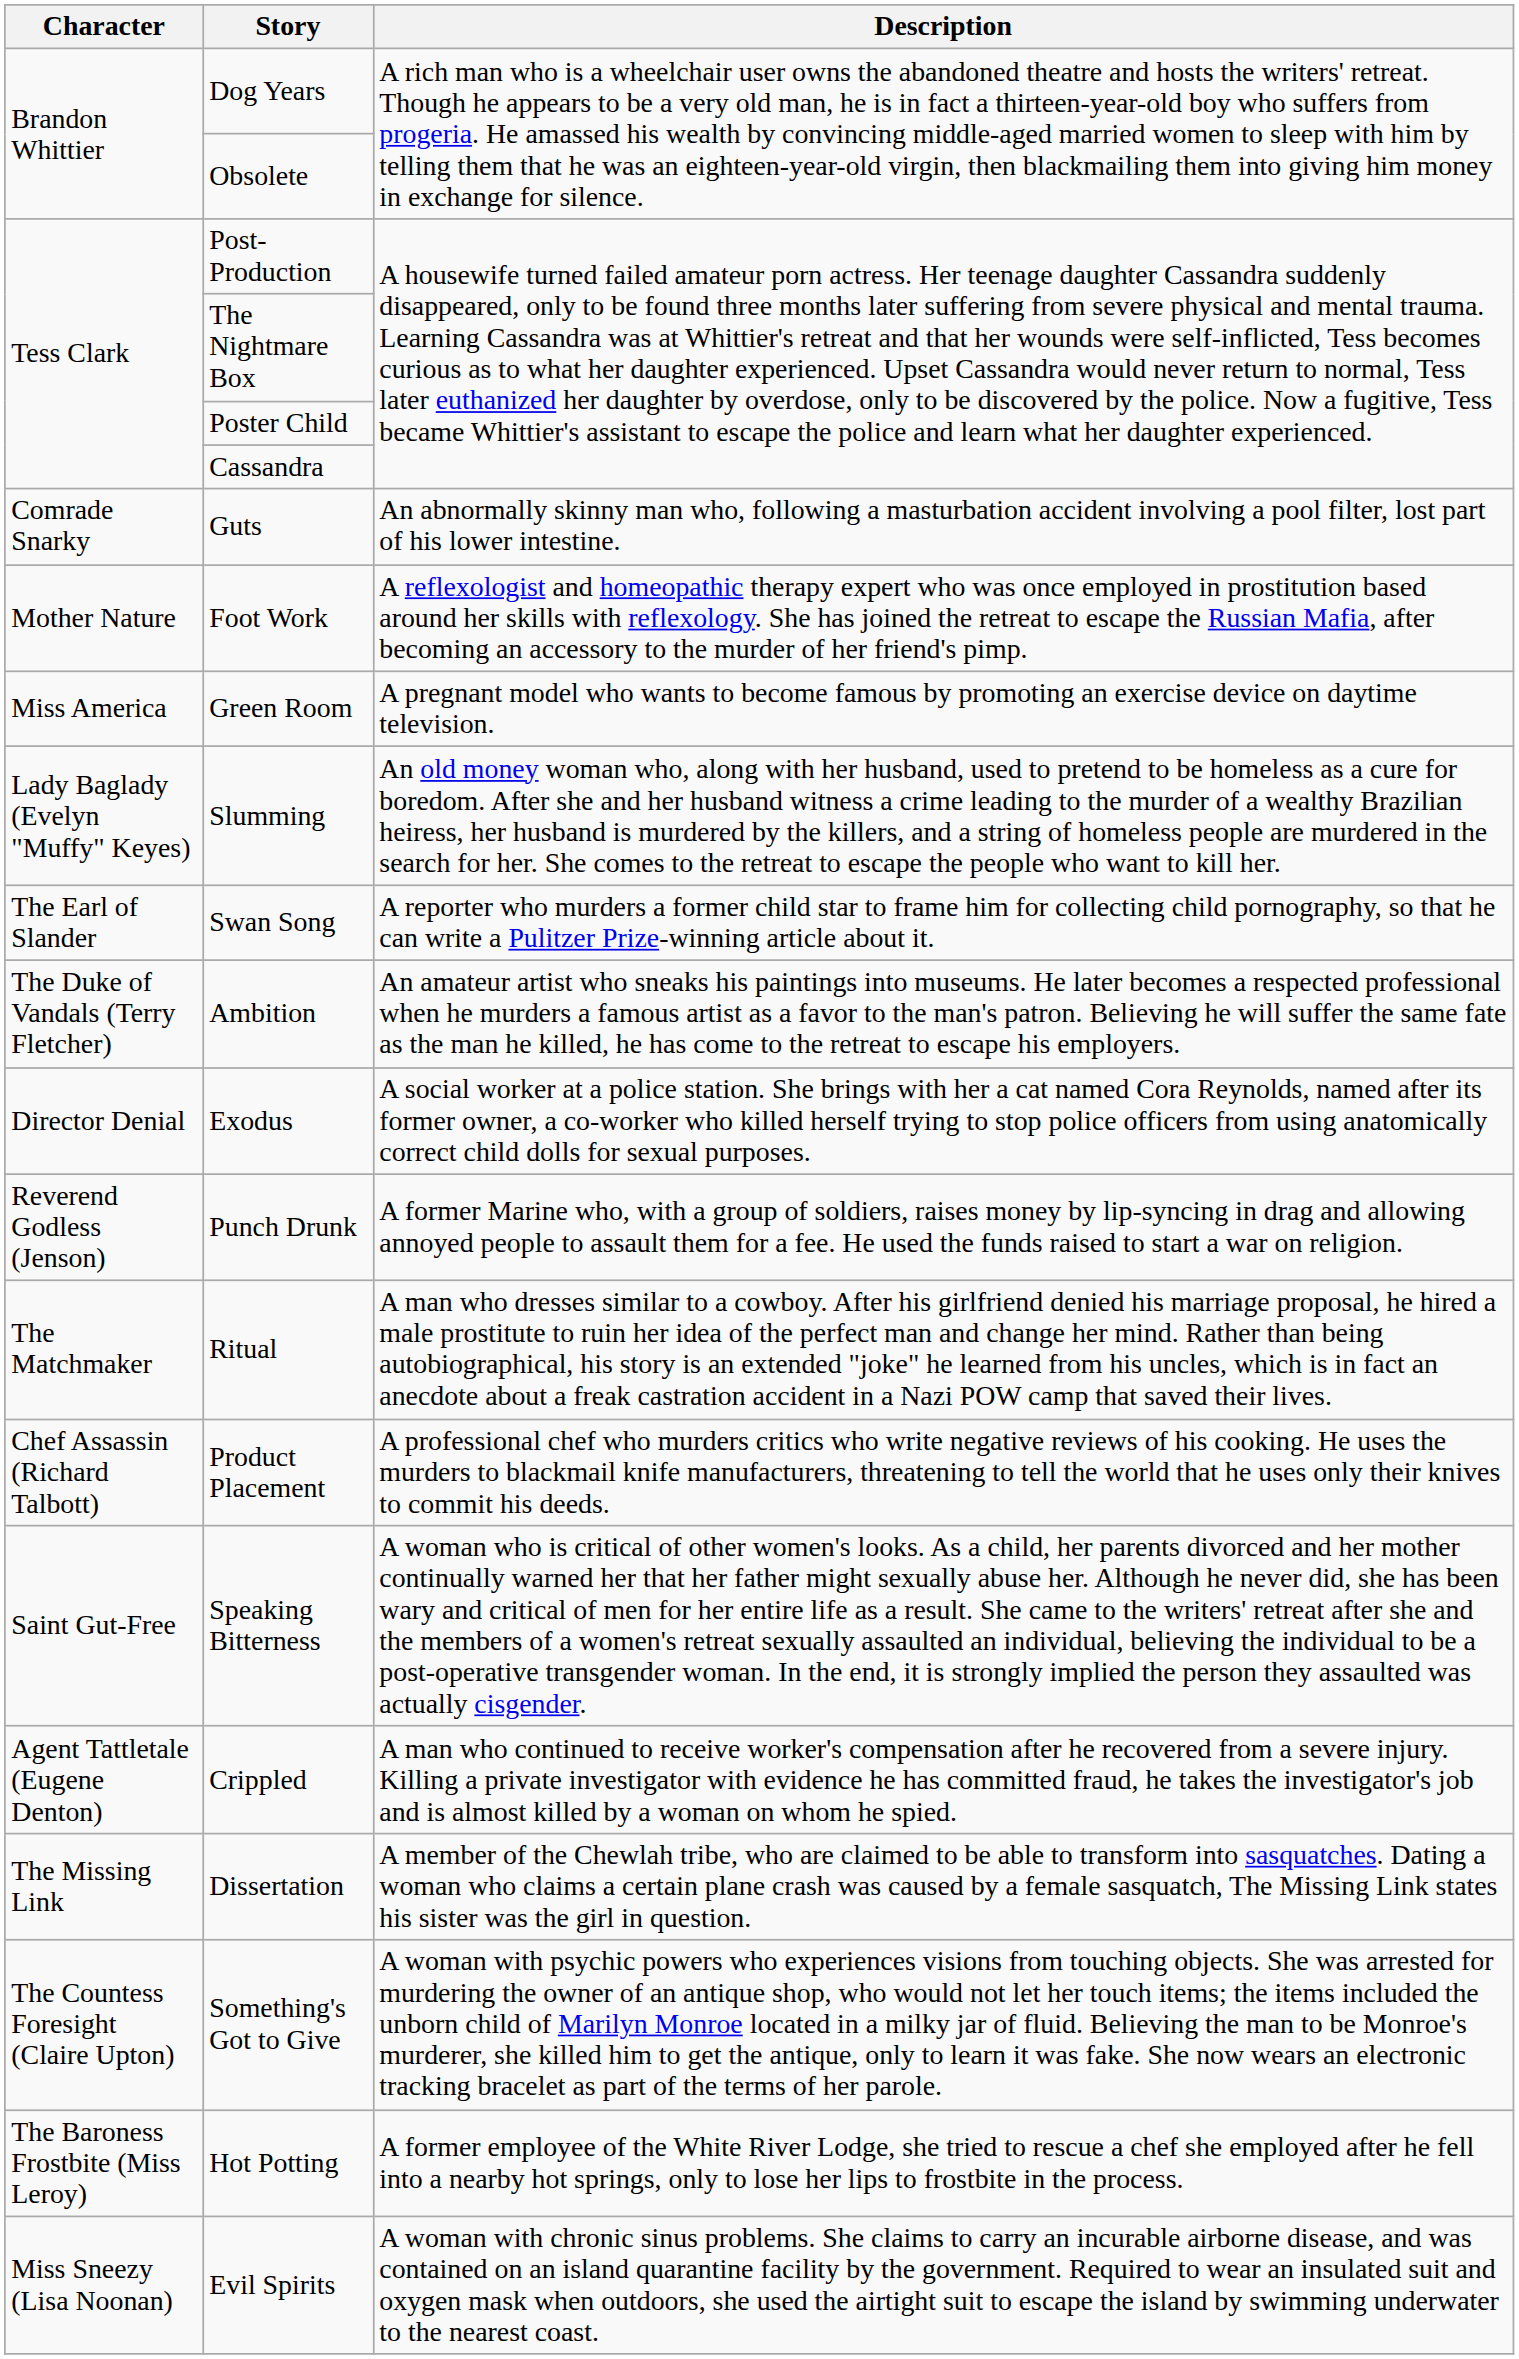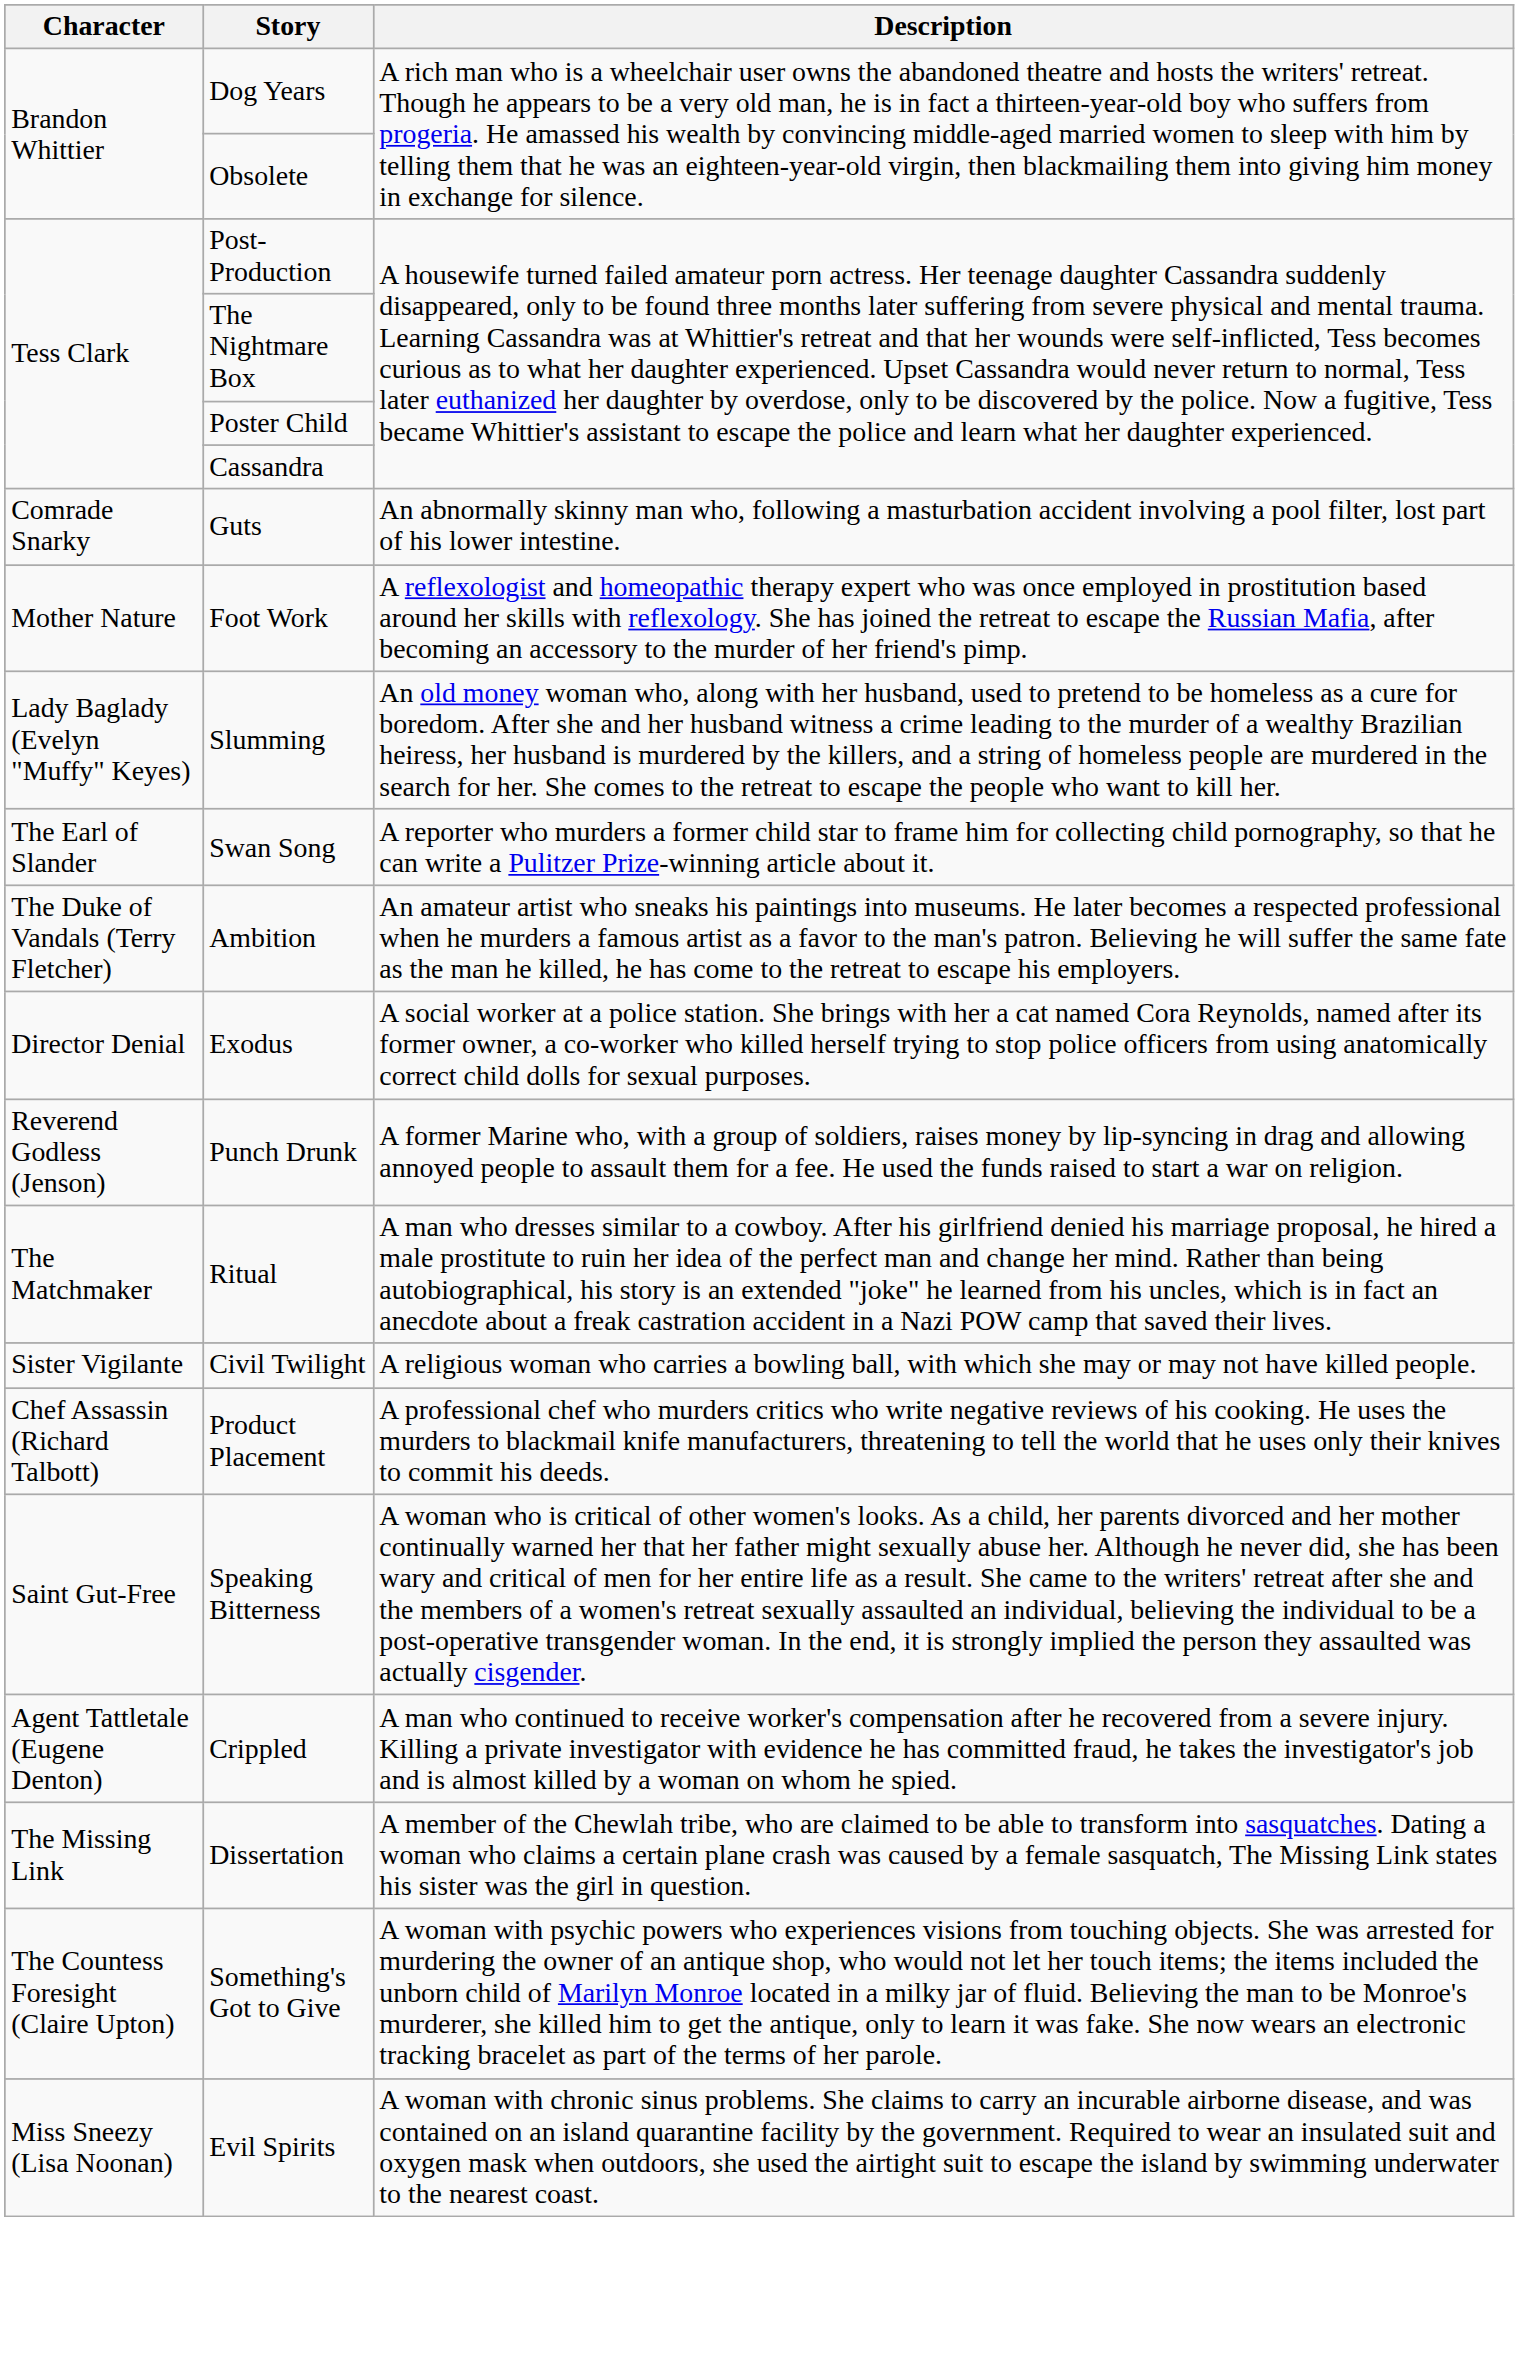- row: (281, 708)
+ row: (287, 1365)
- row: (274, 2162)
